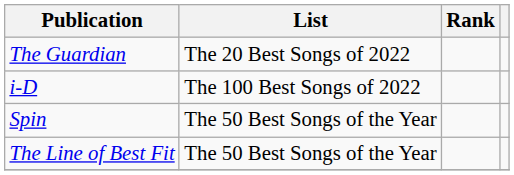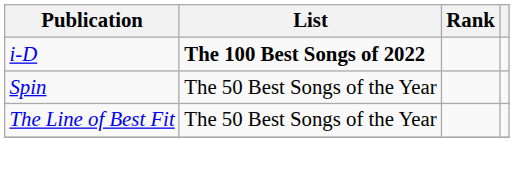- row: (68, 53)
(302, 86) normal -> (305, 53) bold
